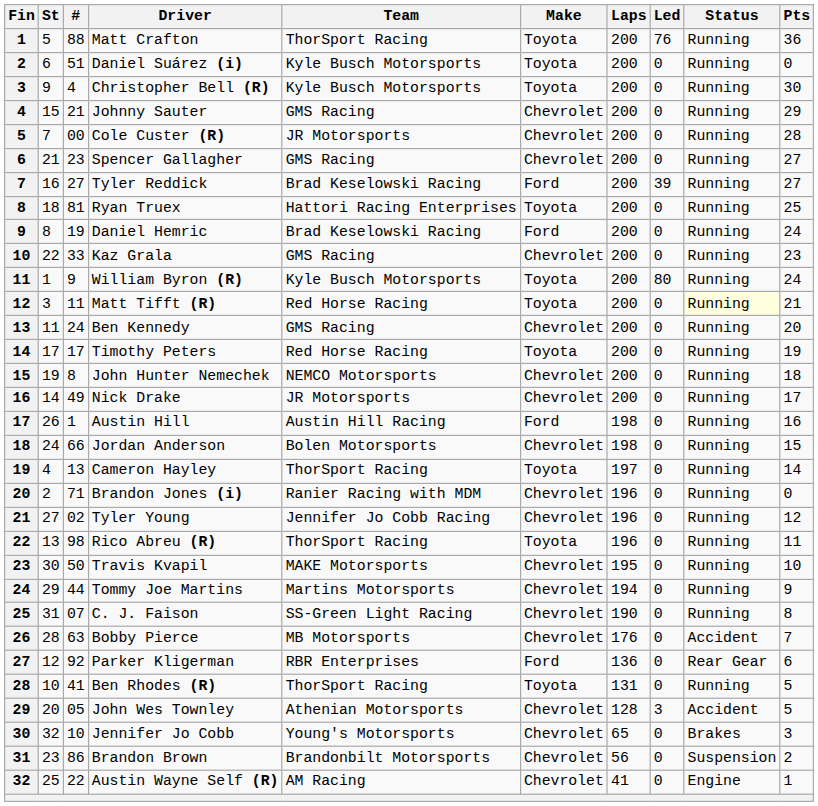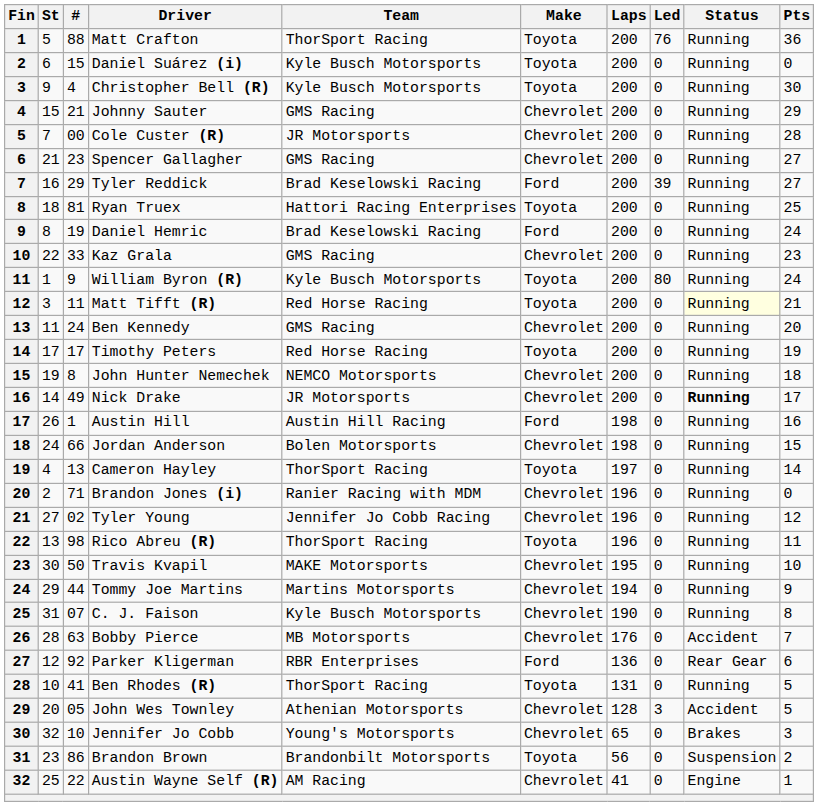(76, 65) 51 -> (76, 65) 15
(76, 184) 27 -> (76, 184) 29
(719, 400) normal -> (719, 400) bold
(379, 615) SS-Green Light Racing -> (383, 615) Kyle Busch Motorsports
(564, 759) Chevrolet -> (551, 759) Toyota
